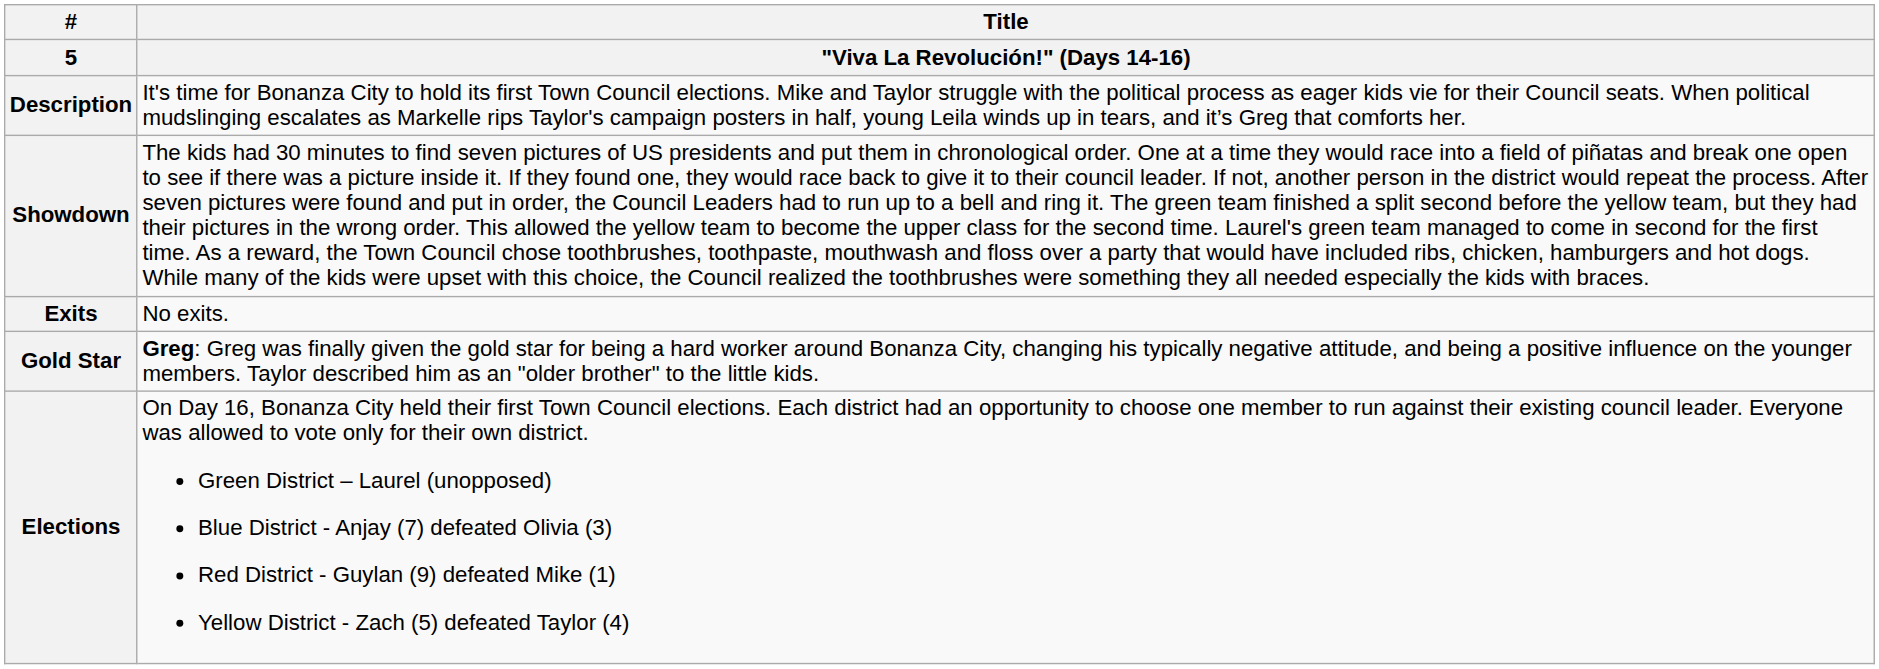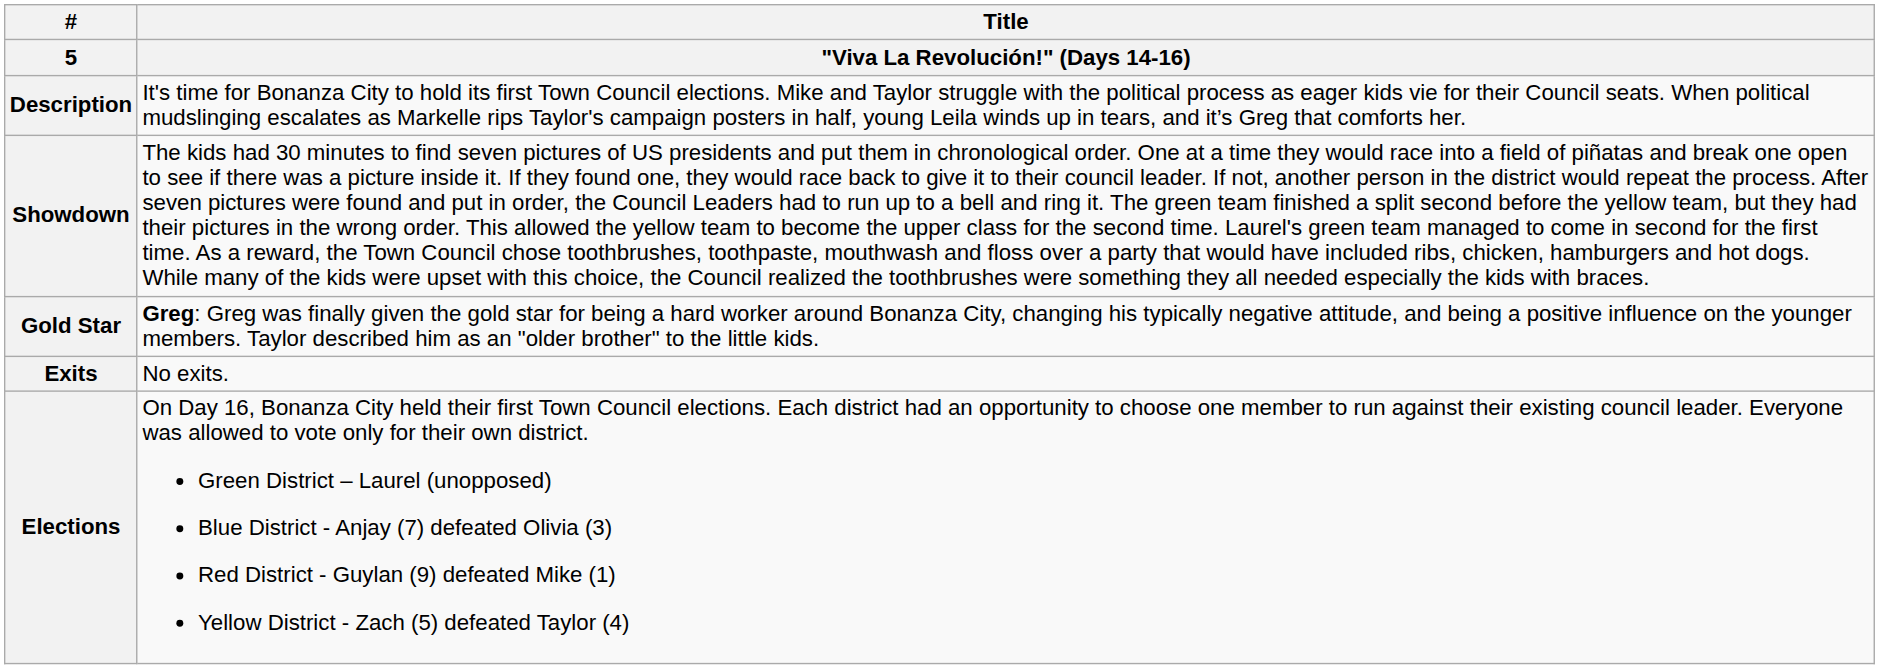rows swapped: (71, 361) <-> (71, 313)
